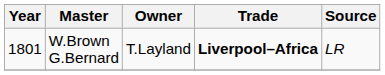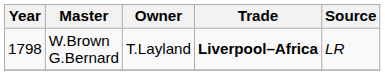(25, 49) 1801 -> (25, 49) 1798
